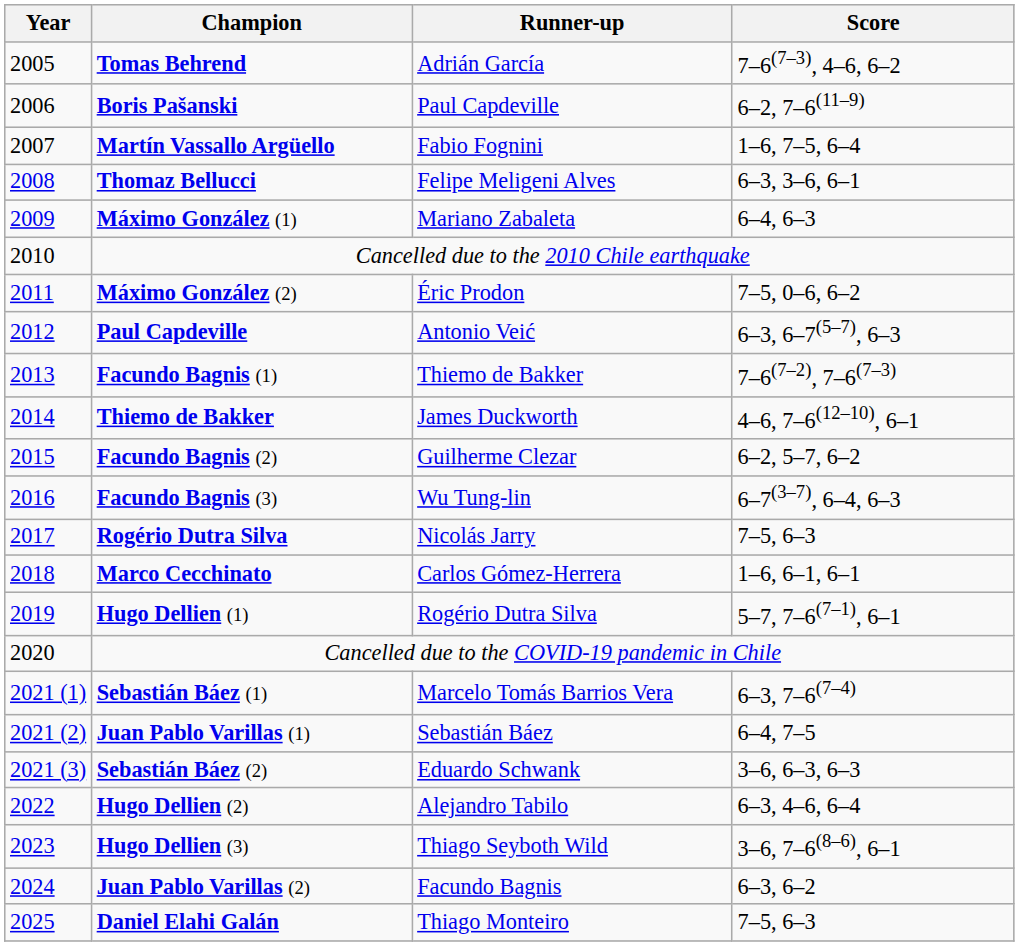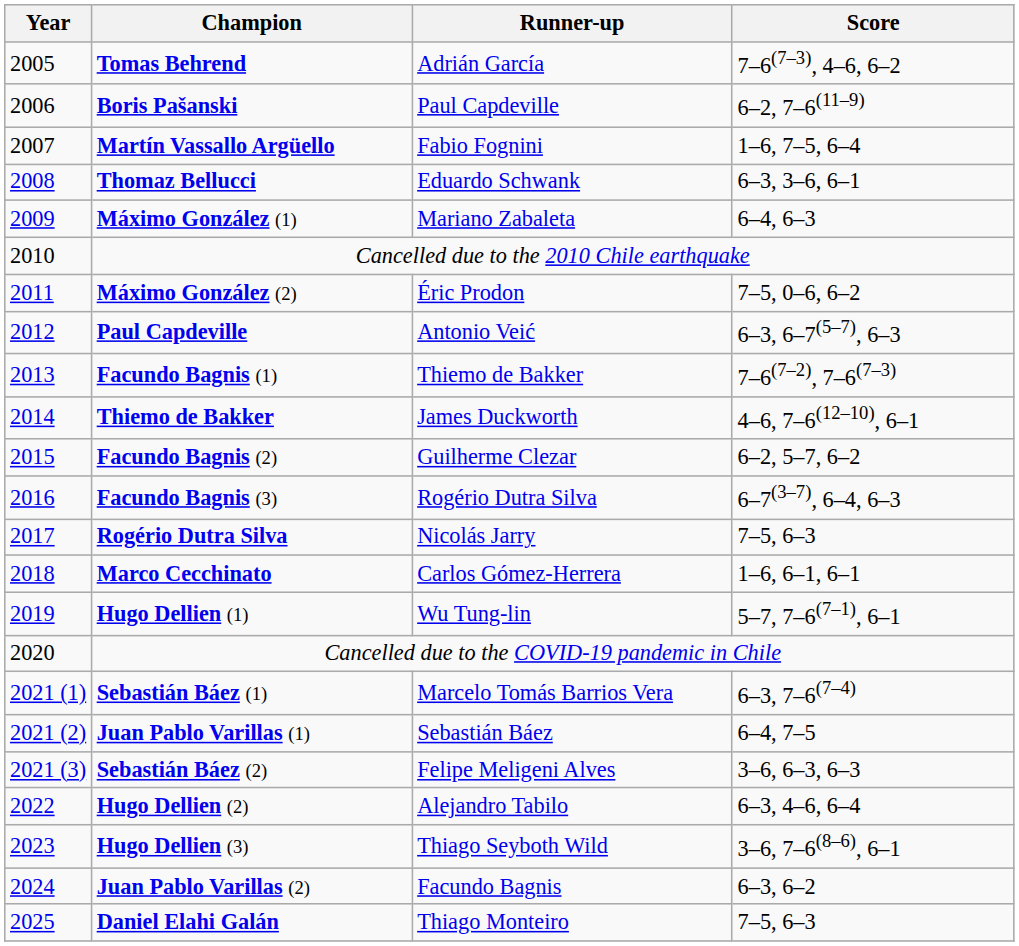(516, 182) Felipe Meligeni Alves -> (499, 182) Eduardo Schwank
(474, 497) Wu Tung-lin -> (507, 497) Rogério Dutra Silva
(507, 613) Rogério Dutra Silva -> (474, 613) Wu Tung-lin
(499, 769) Eduardo Schwank -> (516, 769) Felipe Meligeni Alves
